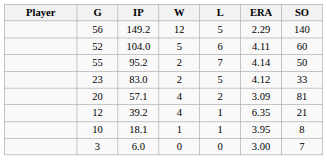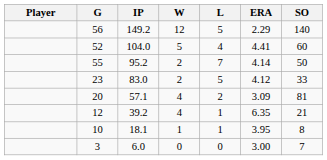(220, 46) 6 -> (220, 46) 4
(261, 46) 4.11 -> (261, 46) 4.41
